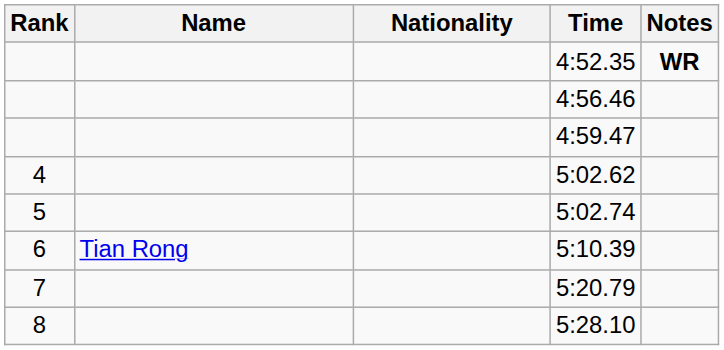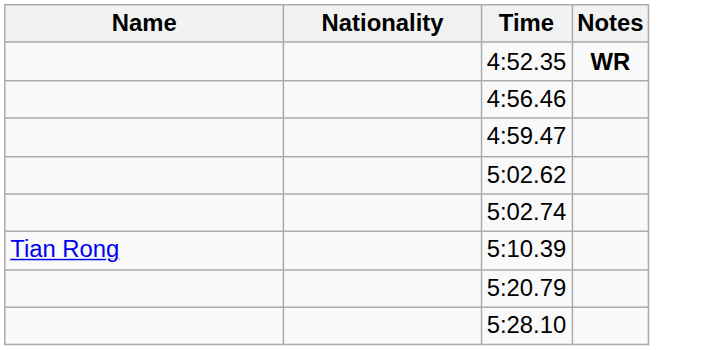- column: (39, 23)
